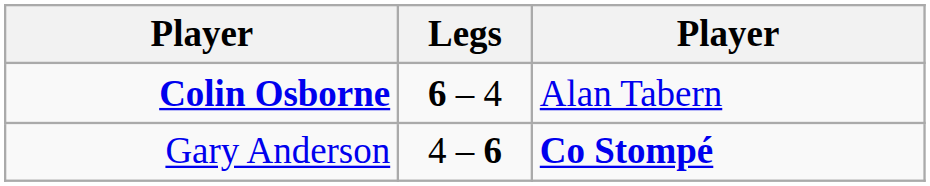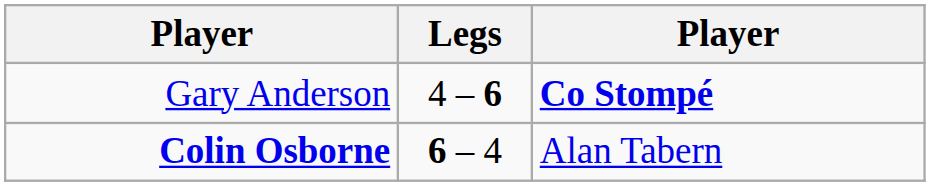rows swapped: (275, 92) <-> (278, 151)
